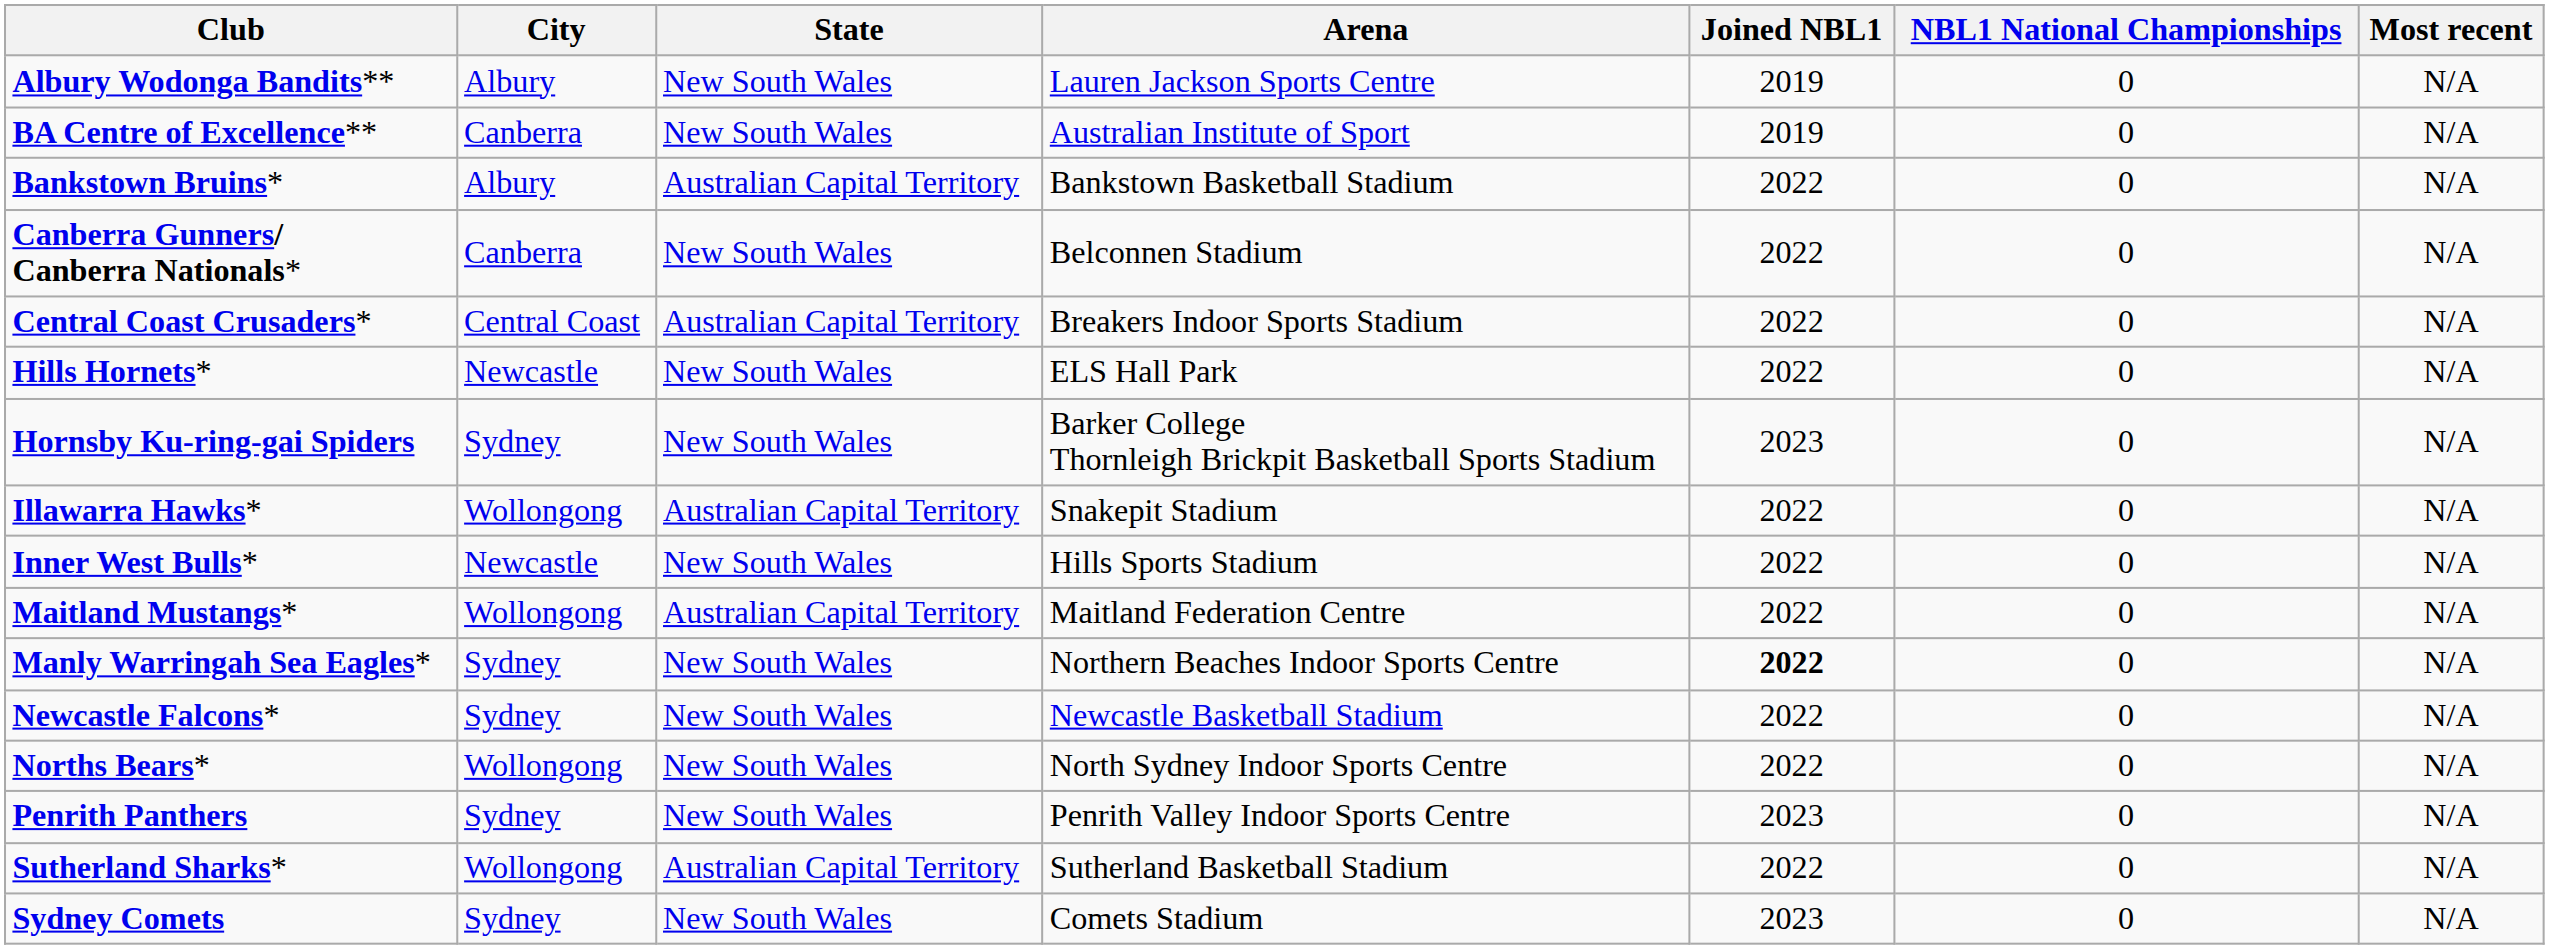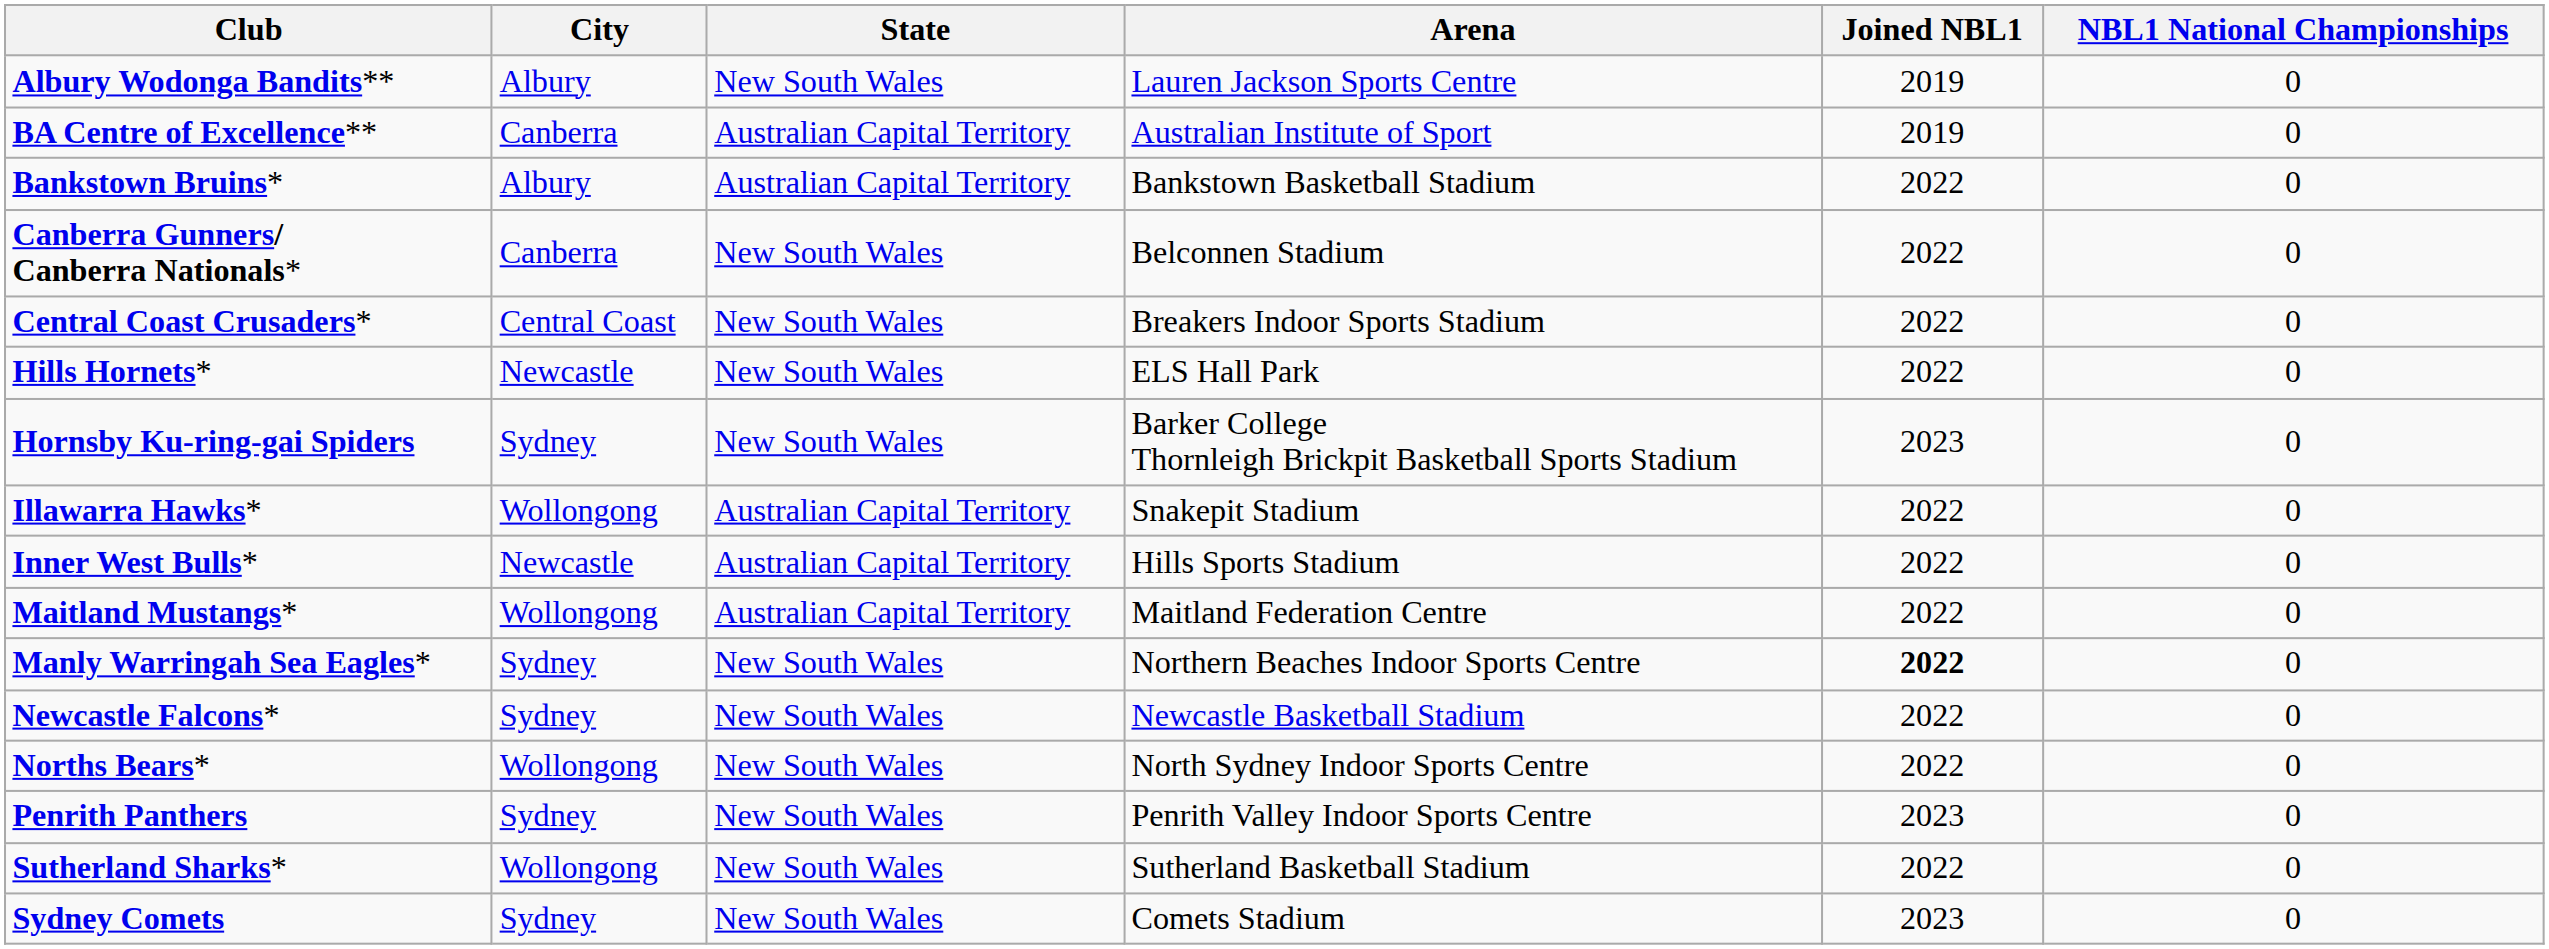- column: (2451, 30)
(778, 132) New South Wales -> (892, 132) Australian Capital Territory
(841, 321) Australian Capital Territory -> (829, 321) New South Wales
(778, 561) New South Wales -> (892, 561) Australian Capital Territory
(841, 867) Australian Capital Territory -> (829, 867) New South Wales
